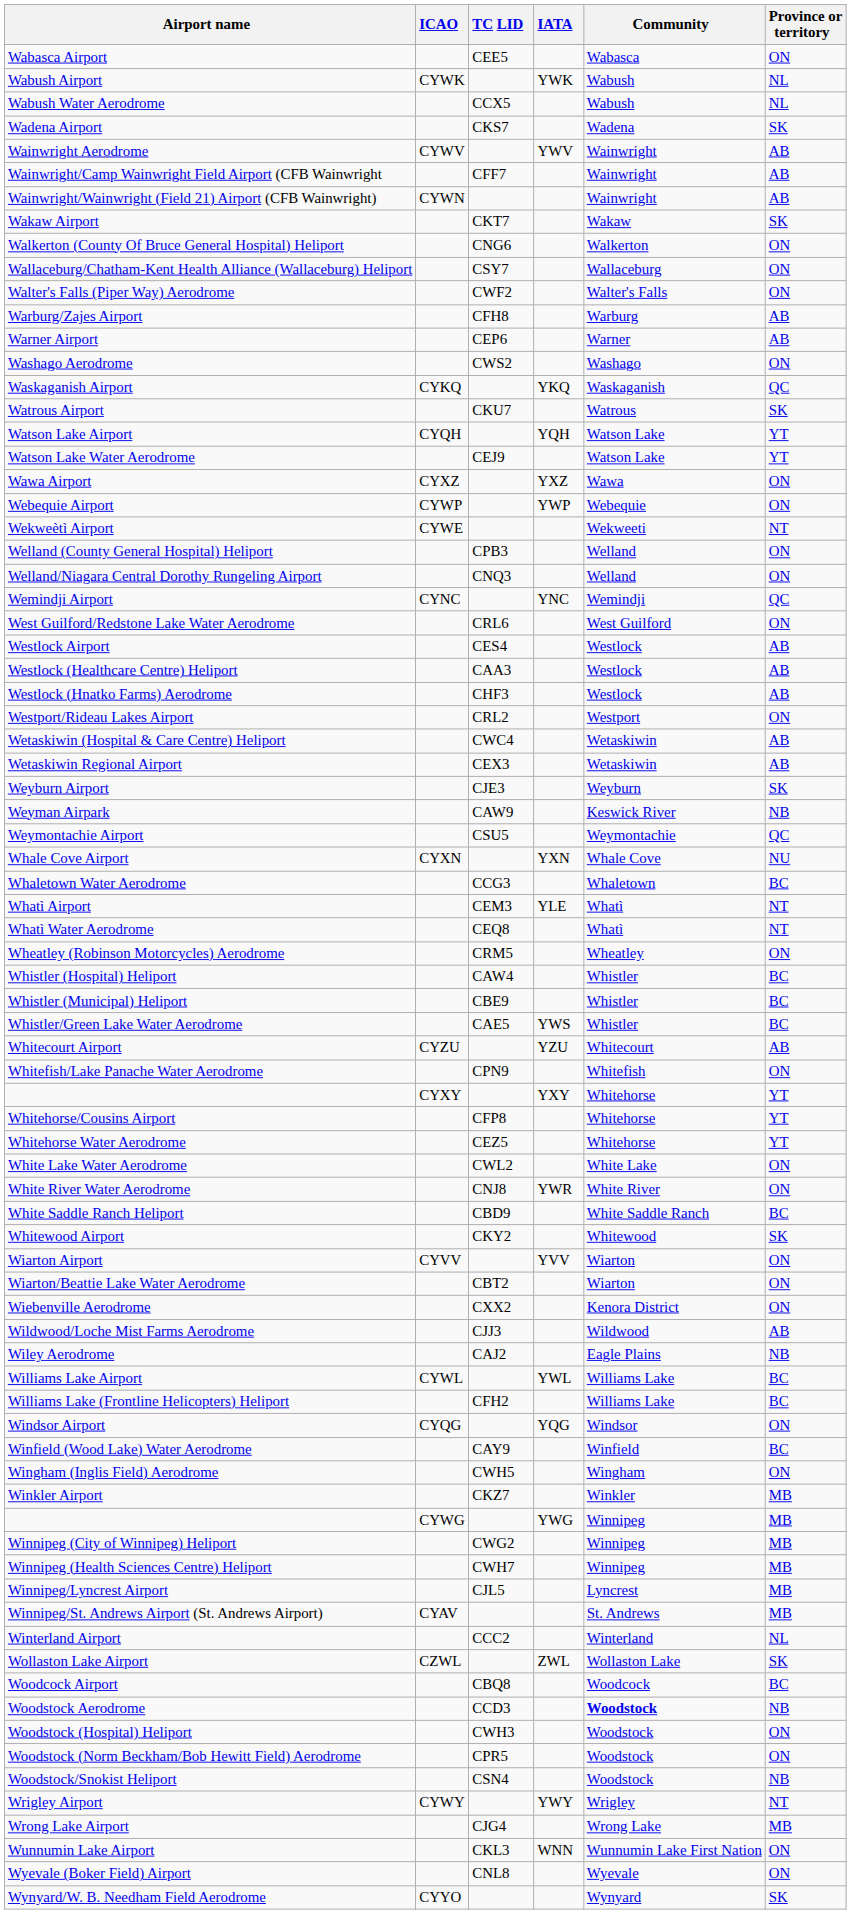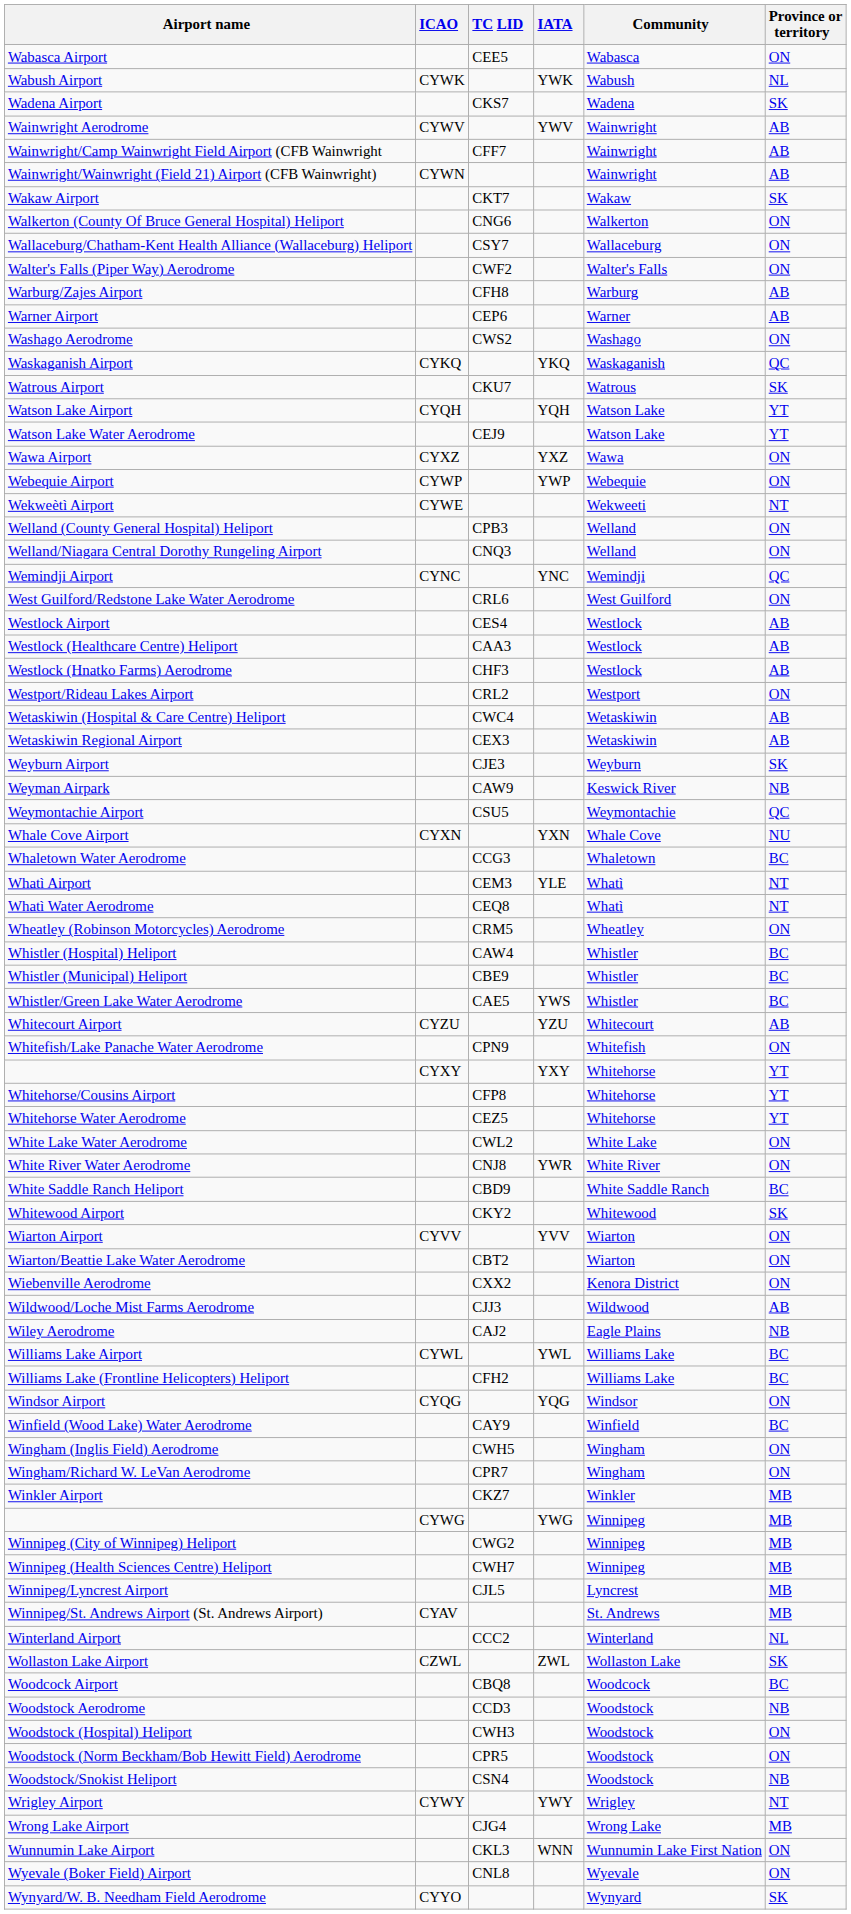- row: (86, 103)
+ row: (129, 1472)
(622, 1708) bold -> (620, 1708) normal
